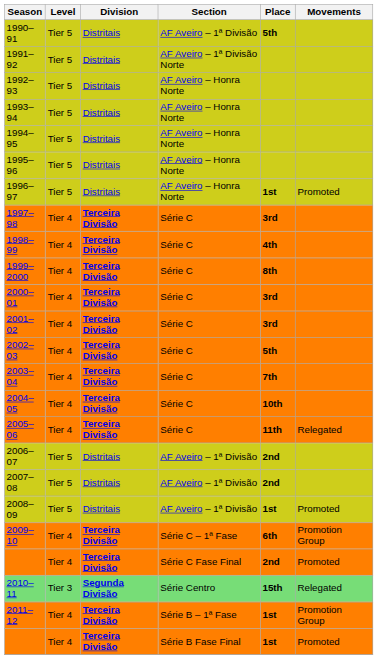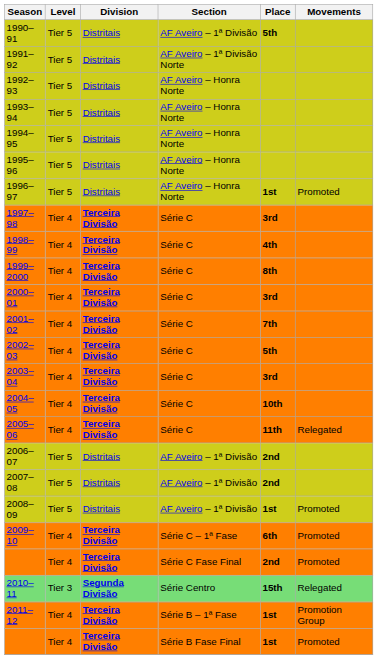(270, 324) 3rd -> (270, 324) 7th
(270, 377) 7th -> (270, 377) 3rd
(320, 535) Promotion Group -> (319, 535) Promoted
